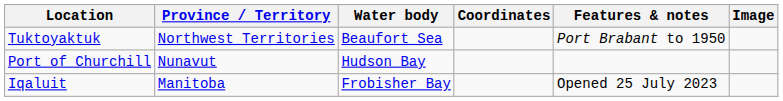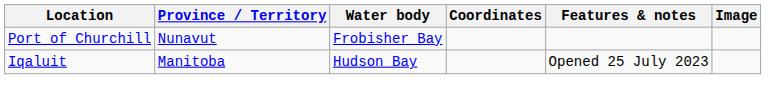- row: (54, 39)
(384, 62) Hudson Bay -> (388, 39) Frobisher Bay
(396, 85) Frobisher Bay -> (375, 62) Hudson Bay
